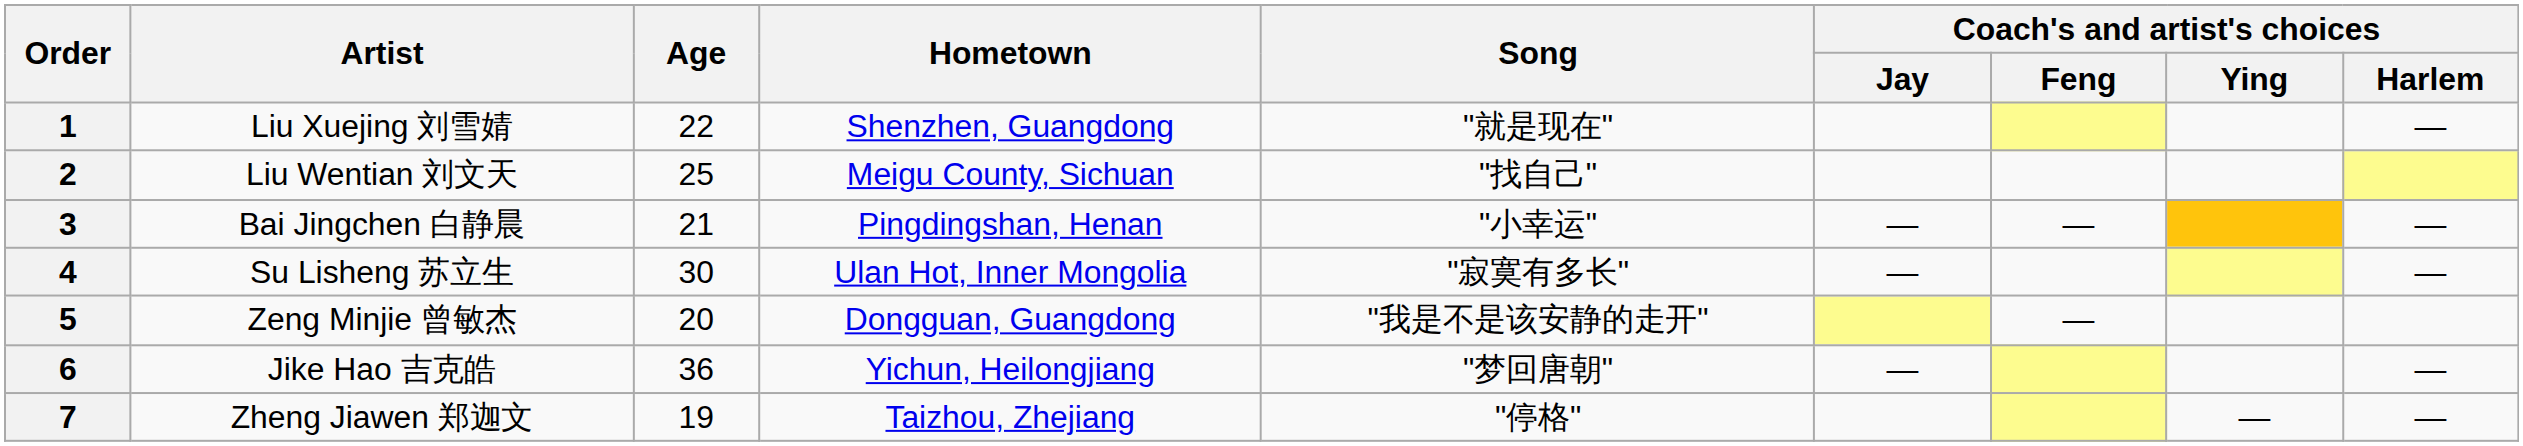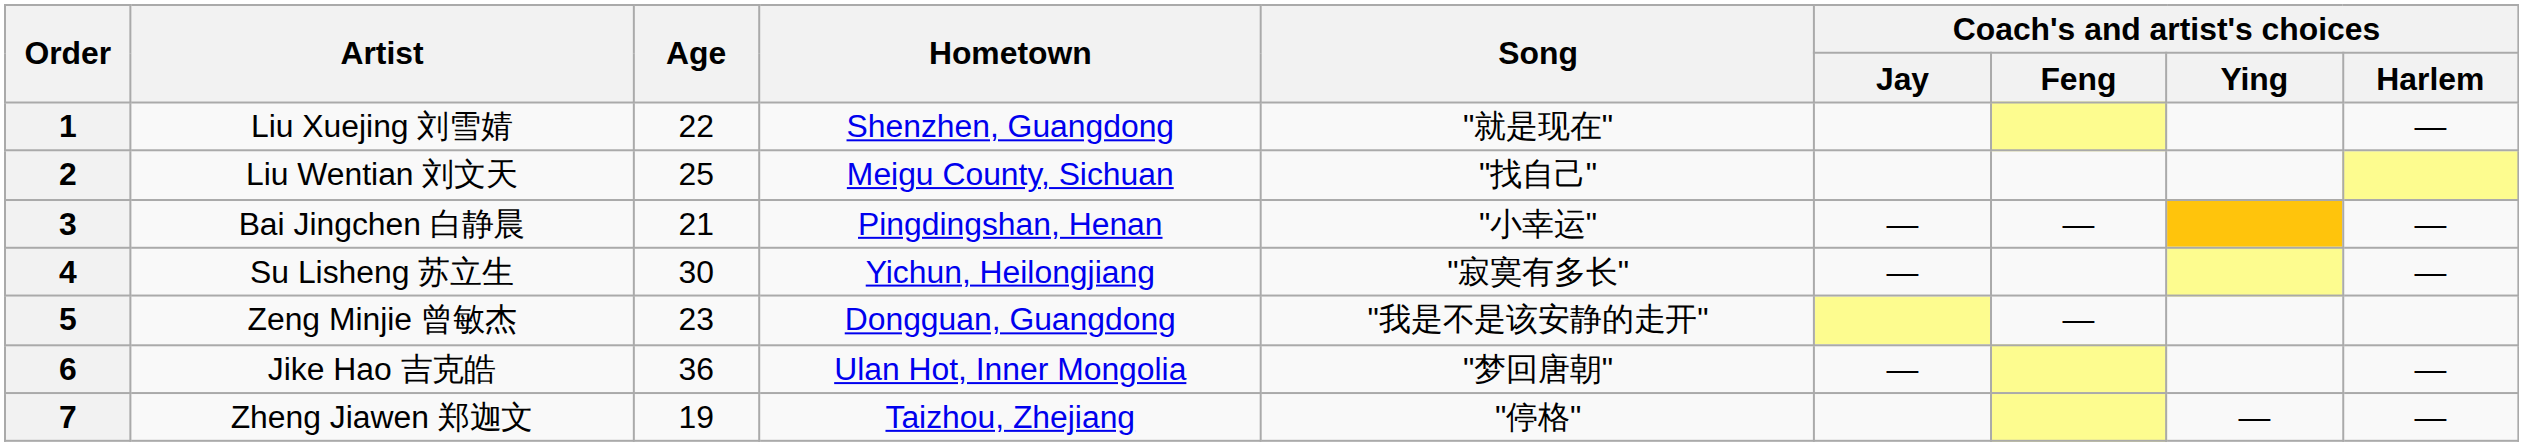(1010, 272) Ulan Hot, Inner Mongolia -> (1010, 272) Yichun, Heilongjiang
(696, 320) 20 -> (696, 320) 23
(1010, 369) Yichun, Heilongjiang -> (1010, 369) Ulan Hot, Inner Mongolia
